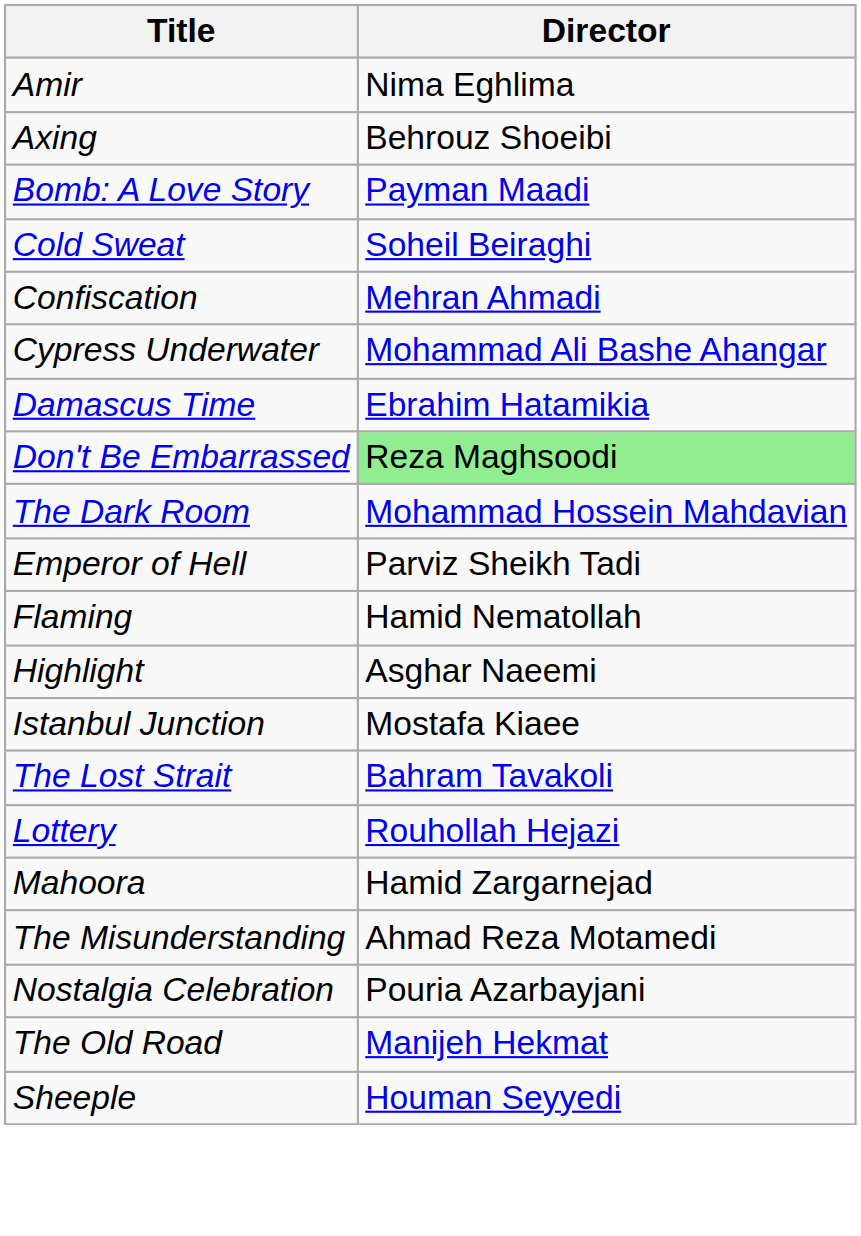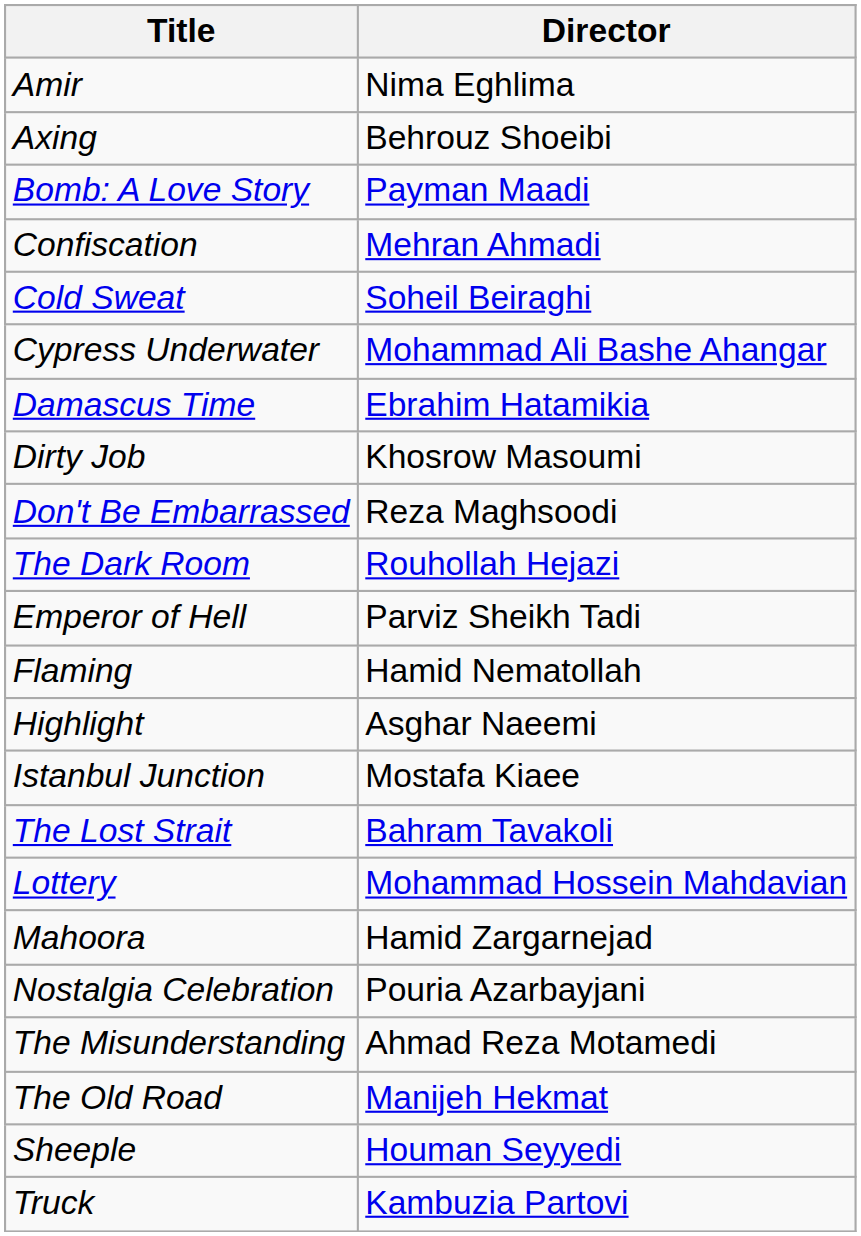rows swapped: (99, 244) <-> (105, 297)
+ row: (79, 457)
(491, 457) lightgreen background -> (491, 510) no background
(606, 510) Mohammad Hossein Mahdavian -> (492, 564) Rouhollah Hejazi
(492, 830) Rouhollah Hejazi -> (606, 883) Mohammad Hossein Mahdavian
rows swapped: (179, 937) <-> (173, 990)
+ row: (54, 1203)
